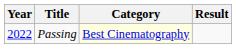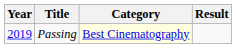(20, 33) 2022 -> (20, 33) 2019
